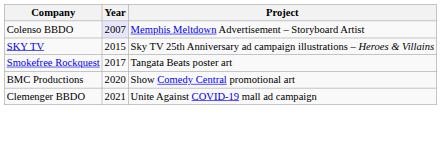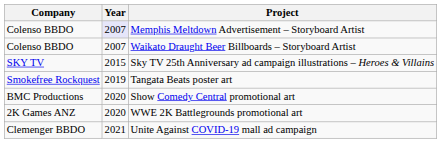+ row: (243, 46)
(115, 63) 2017 -> (115, 79) 2019
+ row: (217, 113)
